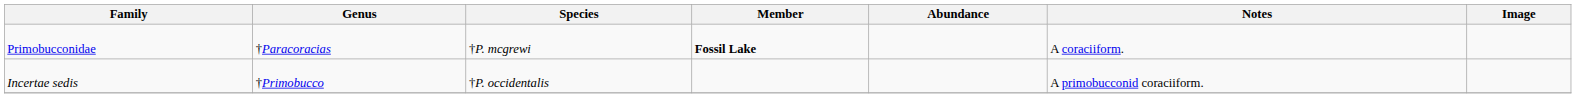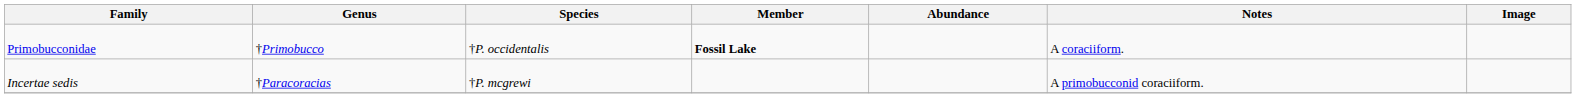(293, 48) †Paracoracias -> (290, 48) †Primobucco
(500, 48) †P. mcgrewi -> (509, 48) †P. occidentalis
(290, 83) †Primobucco -> (293, 83) †Paracoracias
(509, 83) †P. occidentalis -> (500, 83) †P. mcgrewi
